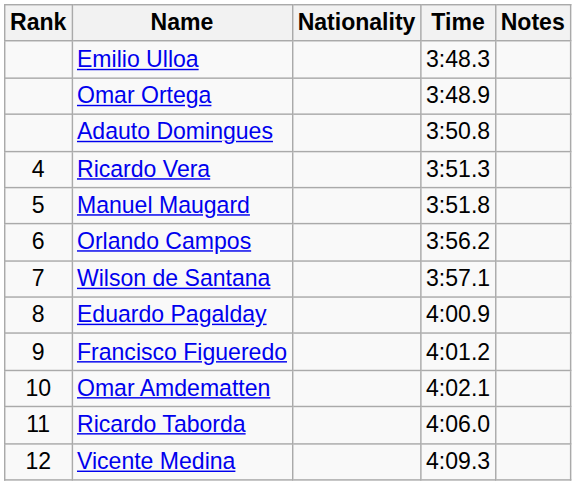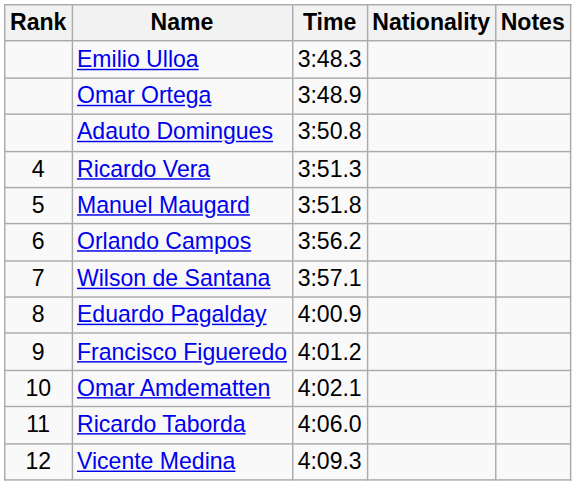columns swapped: (357, 22) <-> (458, 22)
